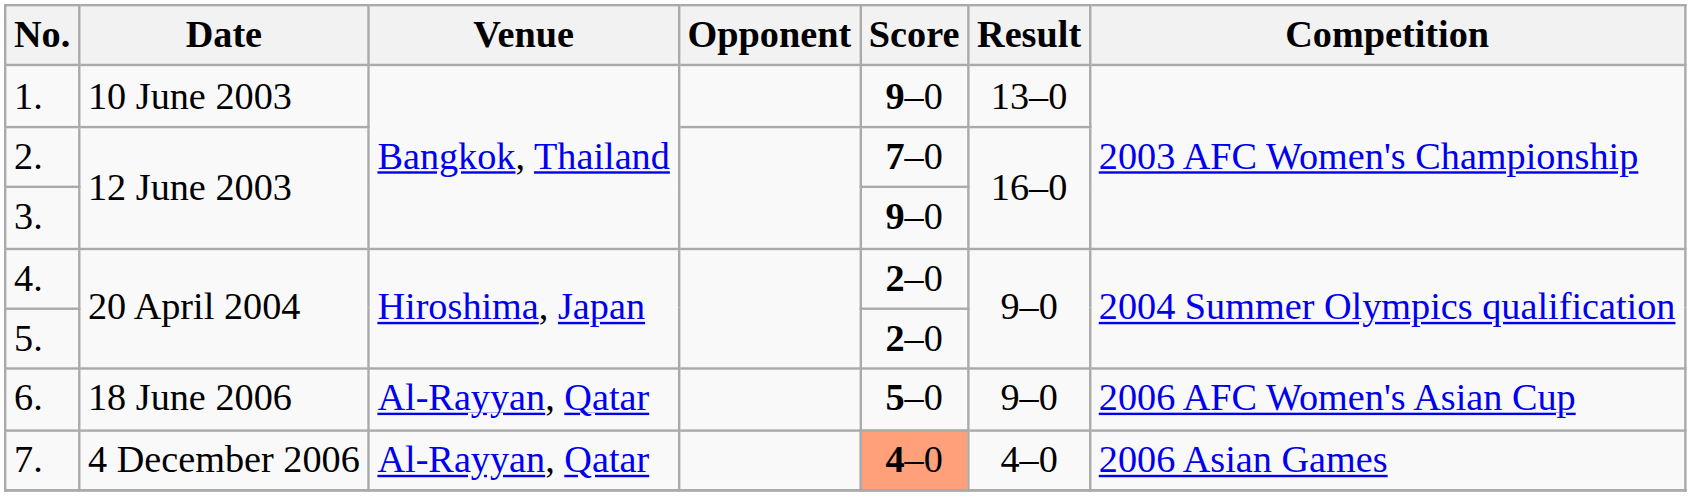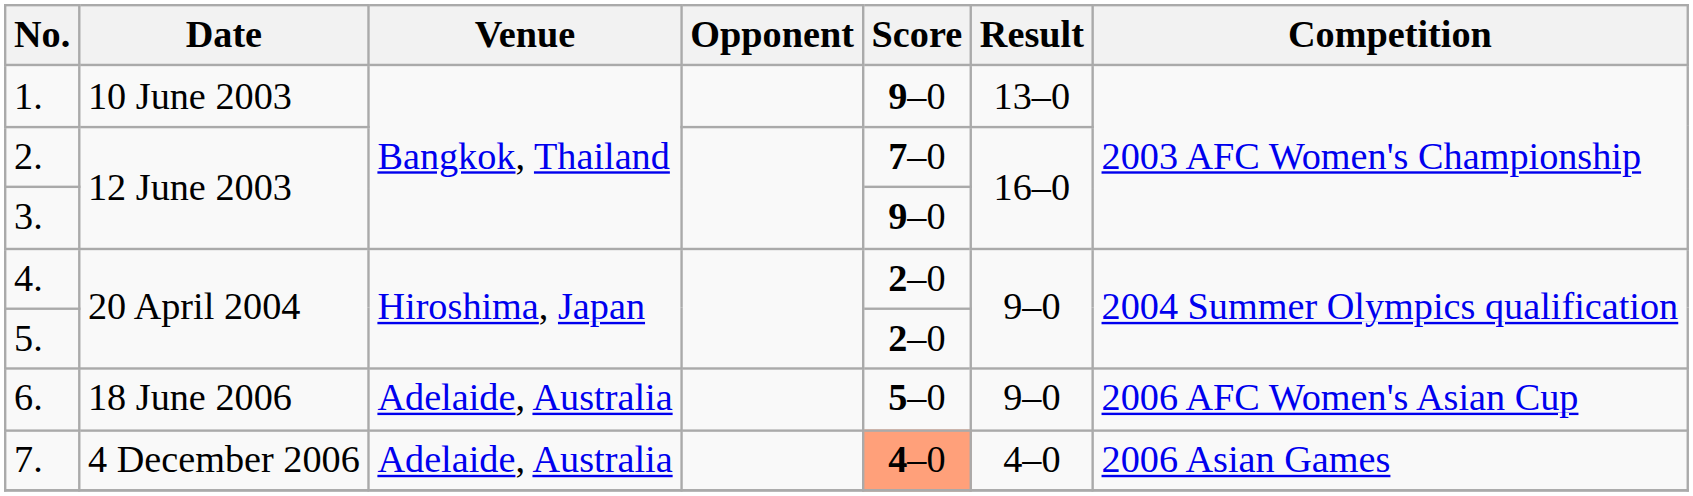(513, 398) Al-Rayyan, Qatar -> (525, 398) Adelaide, Australia
(513, 459) Al-Rayyan, Qatar -> (525, 459) Adelaide, Australia
